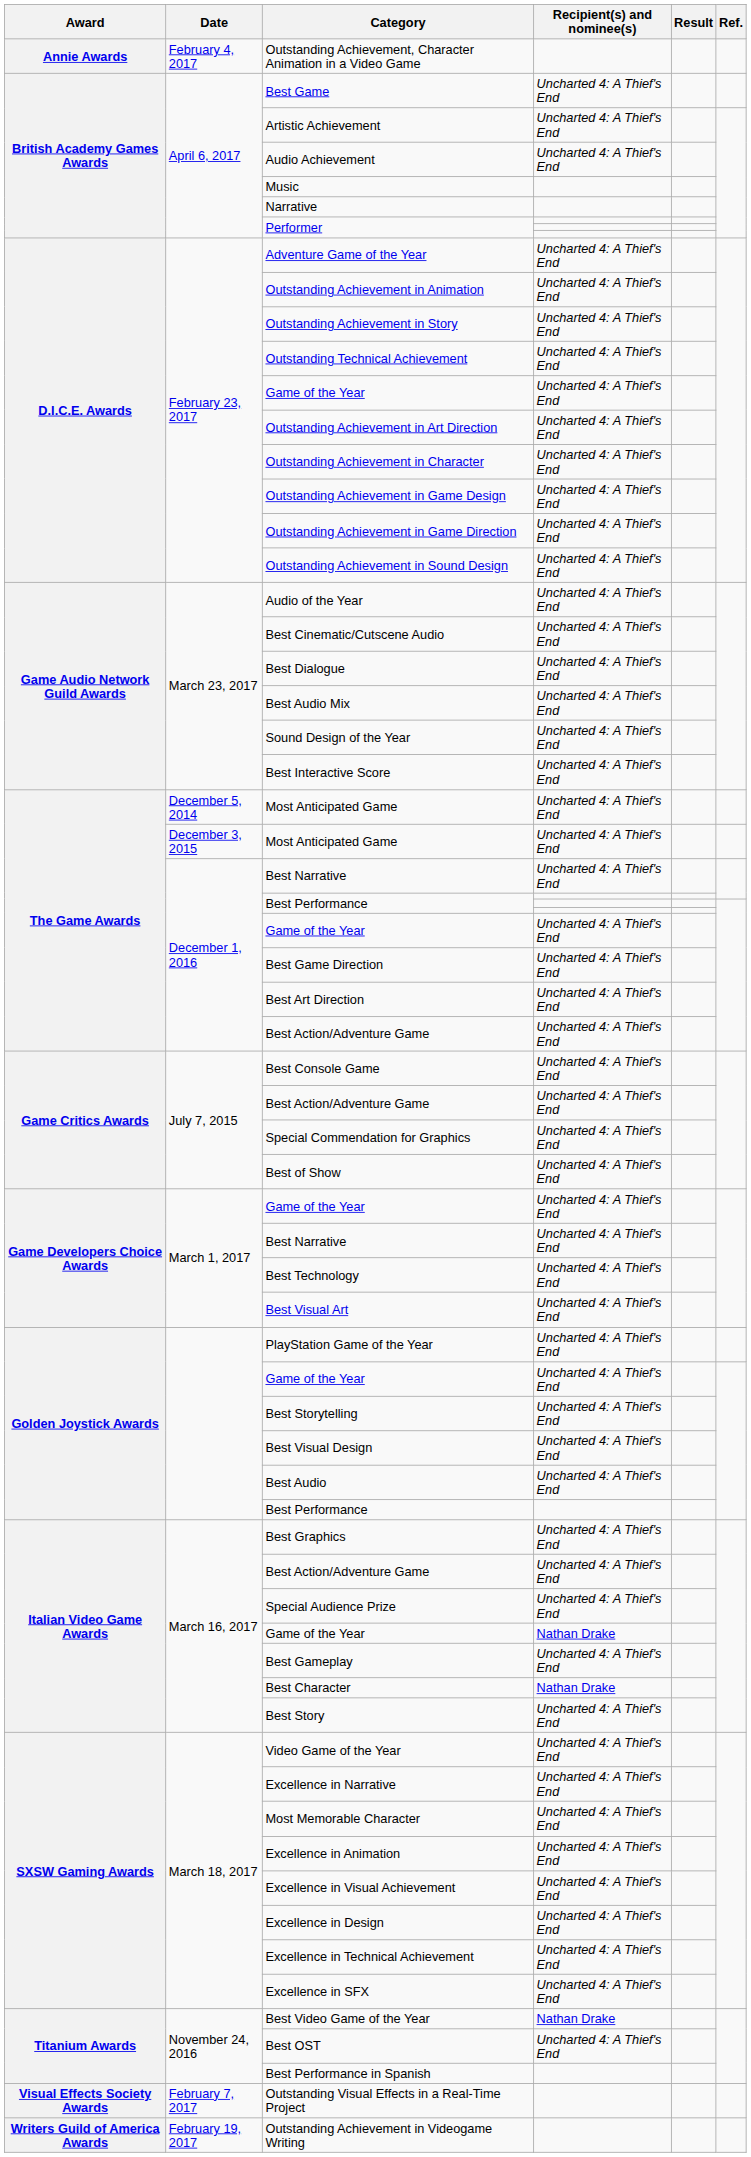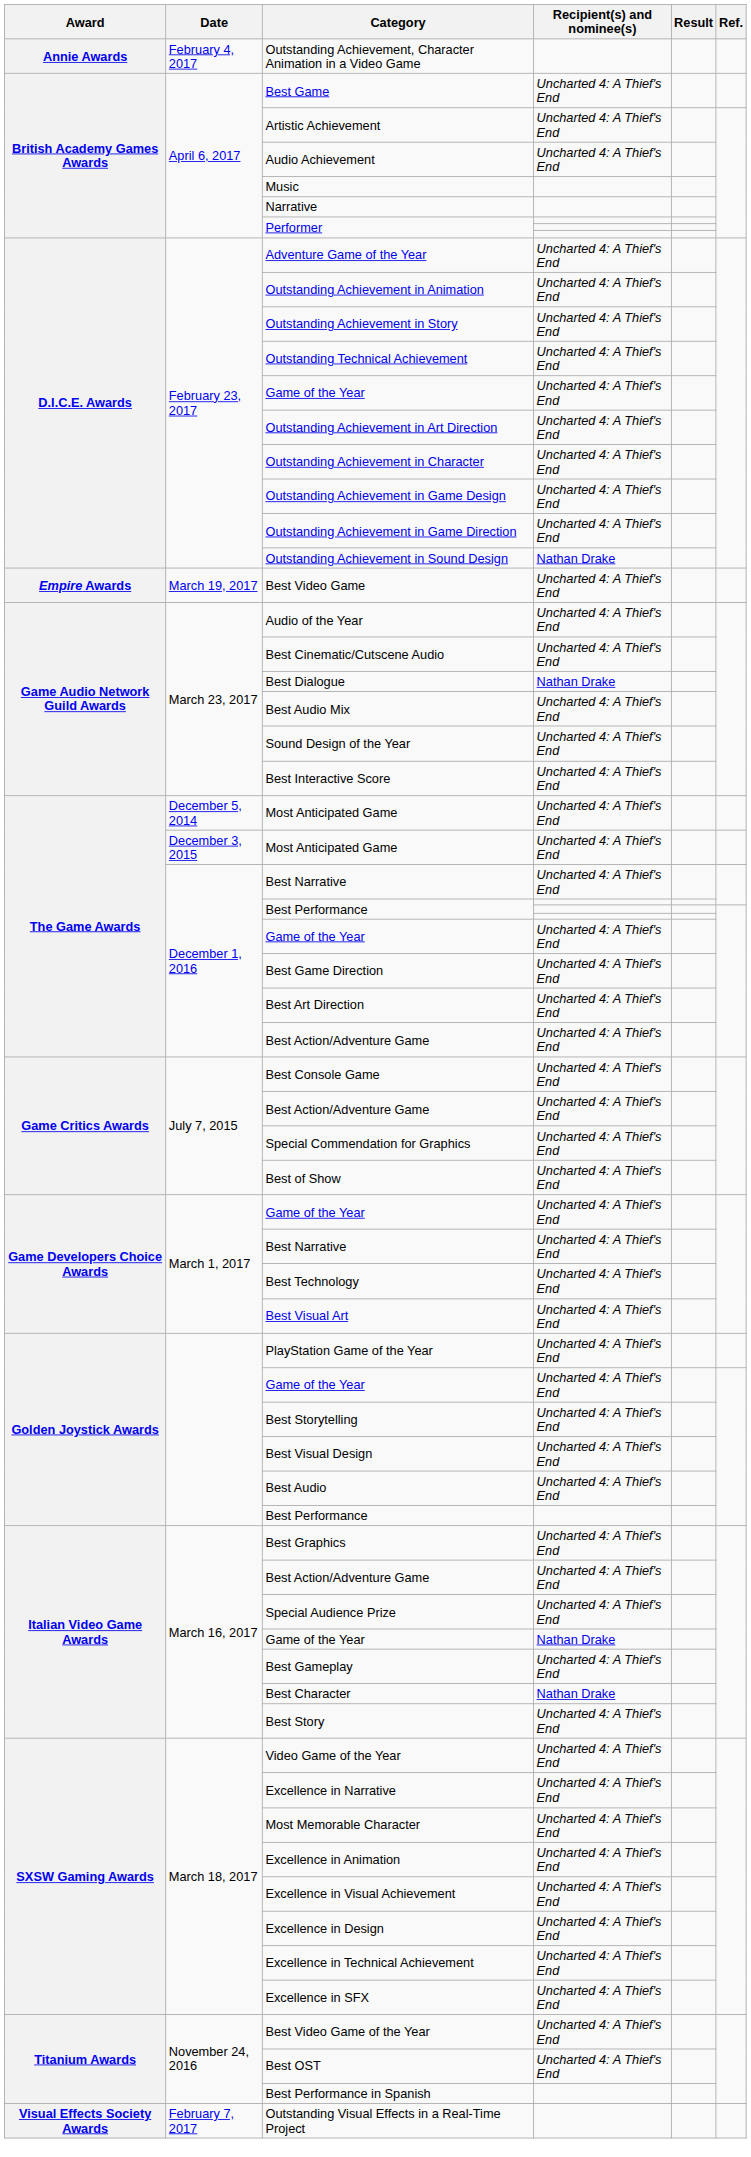(599, 565) Uncharted 4: A Thief's End -> (576, 558) Nathan Drake
+ row: (213, 586)
(599, 669) Uncharted 4: A Thief's End -> (576, 682) Nathan Drake
(576, 2019) Nathan Drake -> (599, 2032) Uncharted 4: A Thief's End
- row: (205, 2135)
